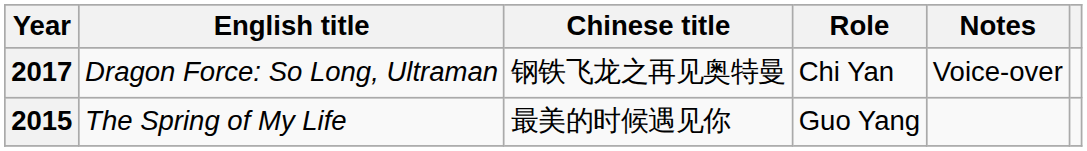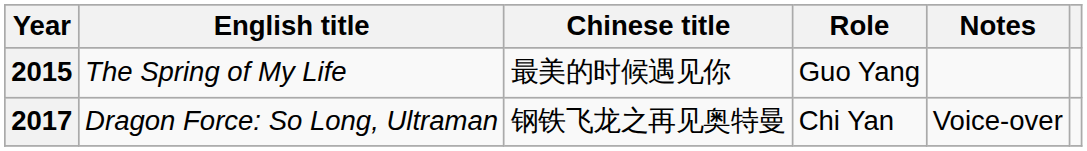rows swapped: (42, 121) <-> (42, 72)
